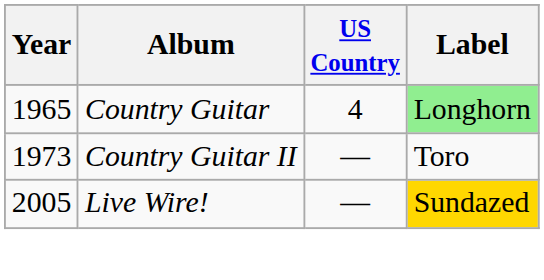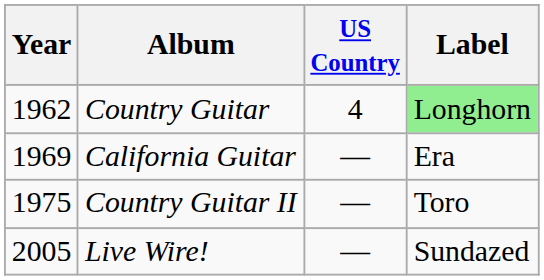(42, 108) 1965 -> (42, 108) 1962
+ row: (190, 155)
(42, 155) 1973 -> (42, 203) 1975
(471, 203) gold background -> (471, 250) no background
